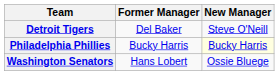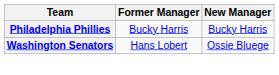- row: (60, 29)
(238, 45) lightyellow background -> (238, 29) no background
